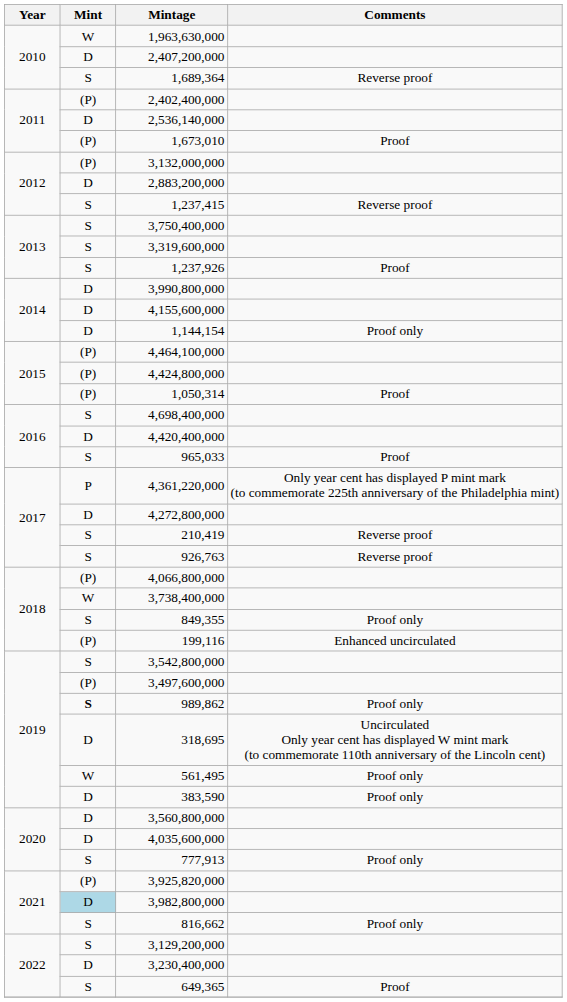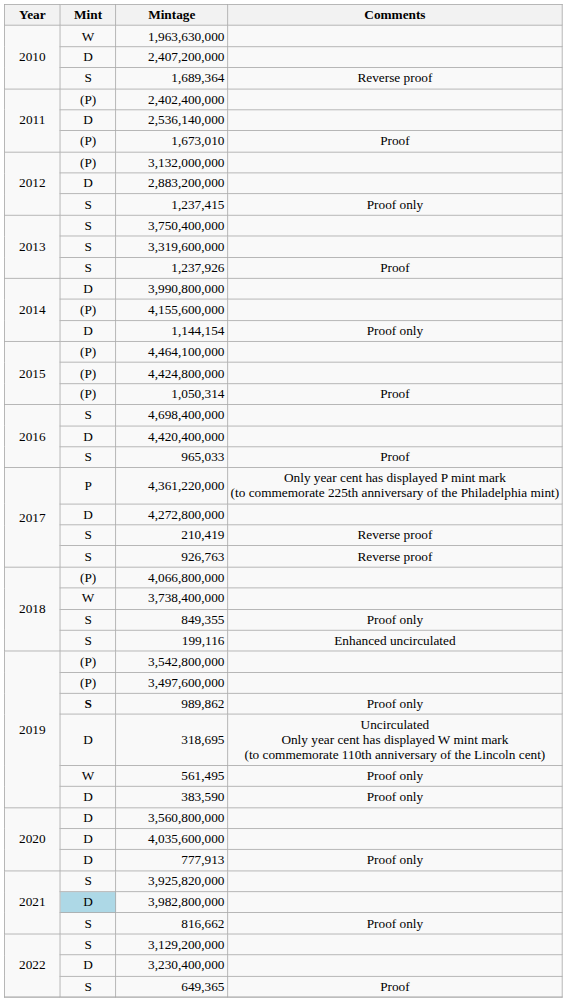(395, 204) Reverse proof -> (395, 204) Proof only
(88, 309) D -> (88, 309) (P)
(88, 640) (P) -> (88, 640) S
(88, 661) S -> (88, 661) (P)
(88, 860) S -> (88, 860) D
(88, 881) (P) -> (88, 881) S
